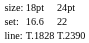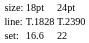rows swapped: (12, 21) <-> (14, 36)
